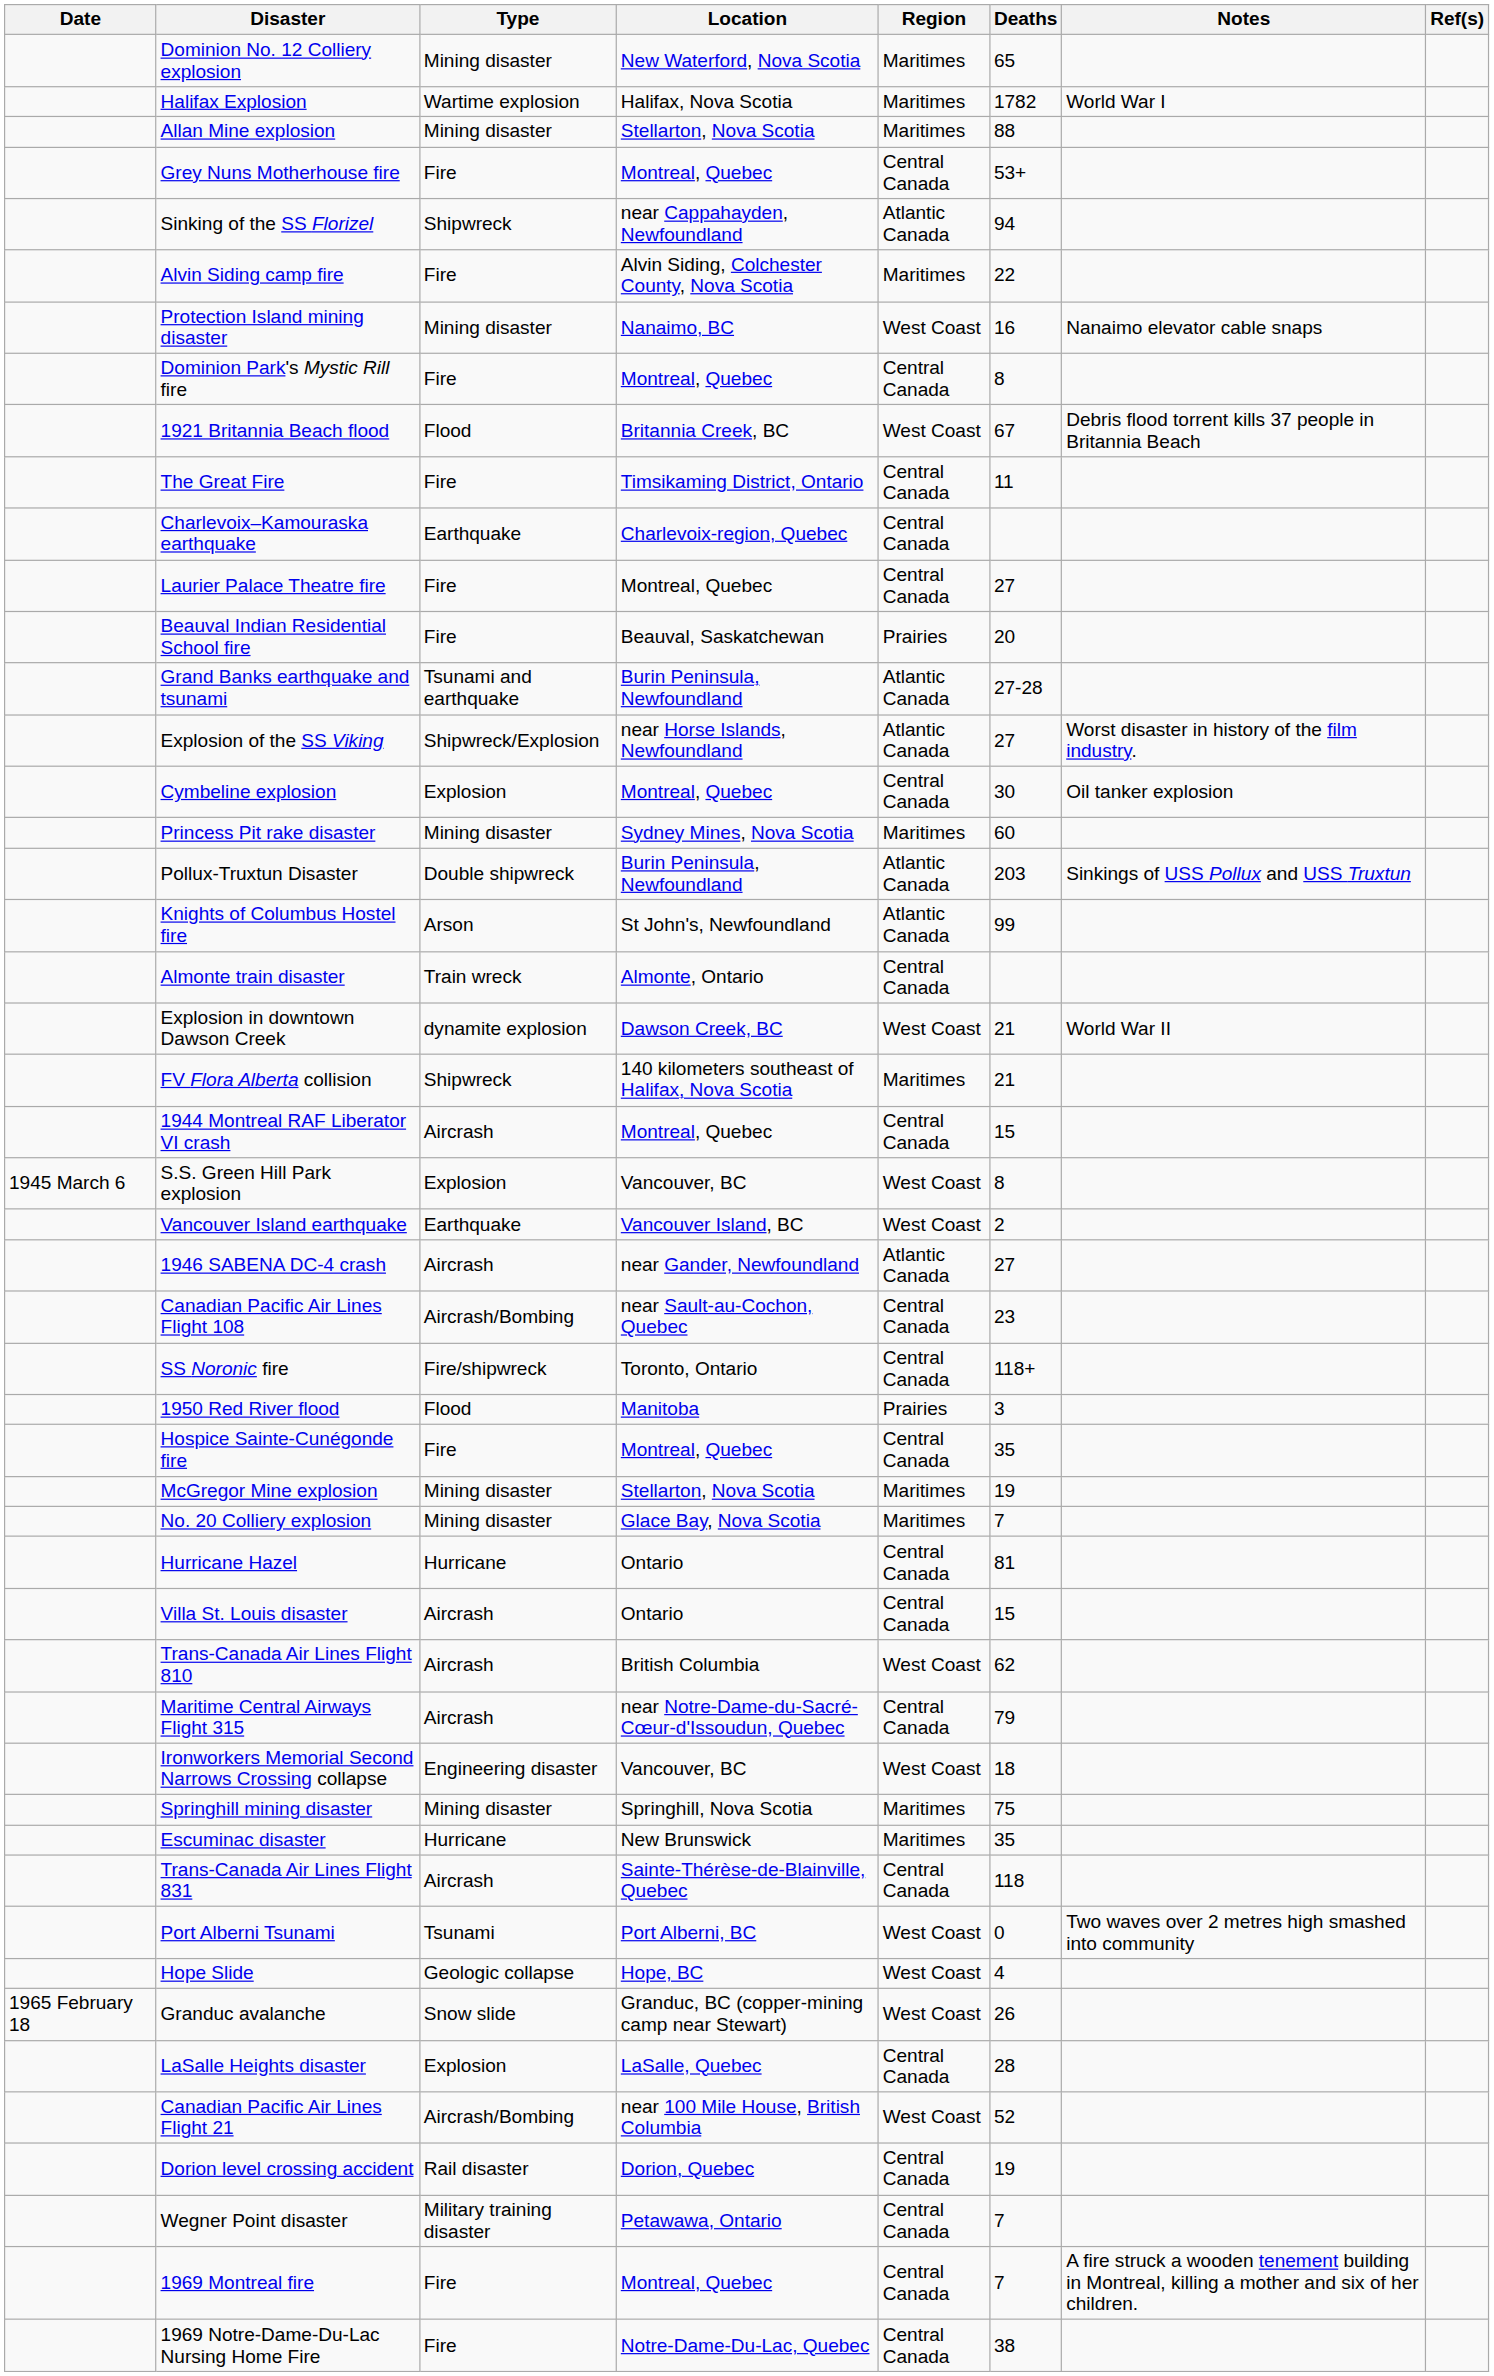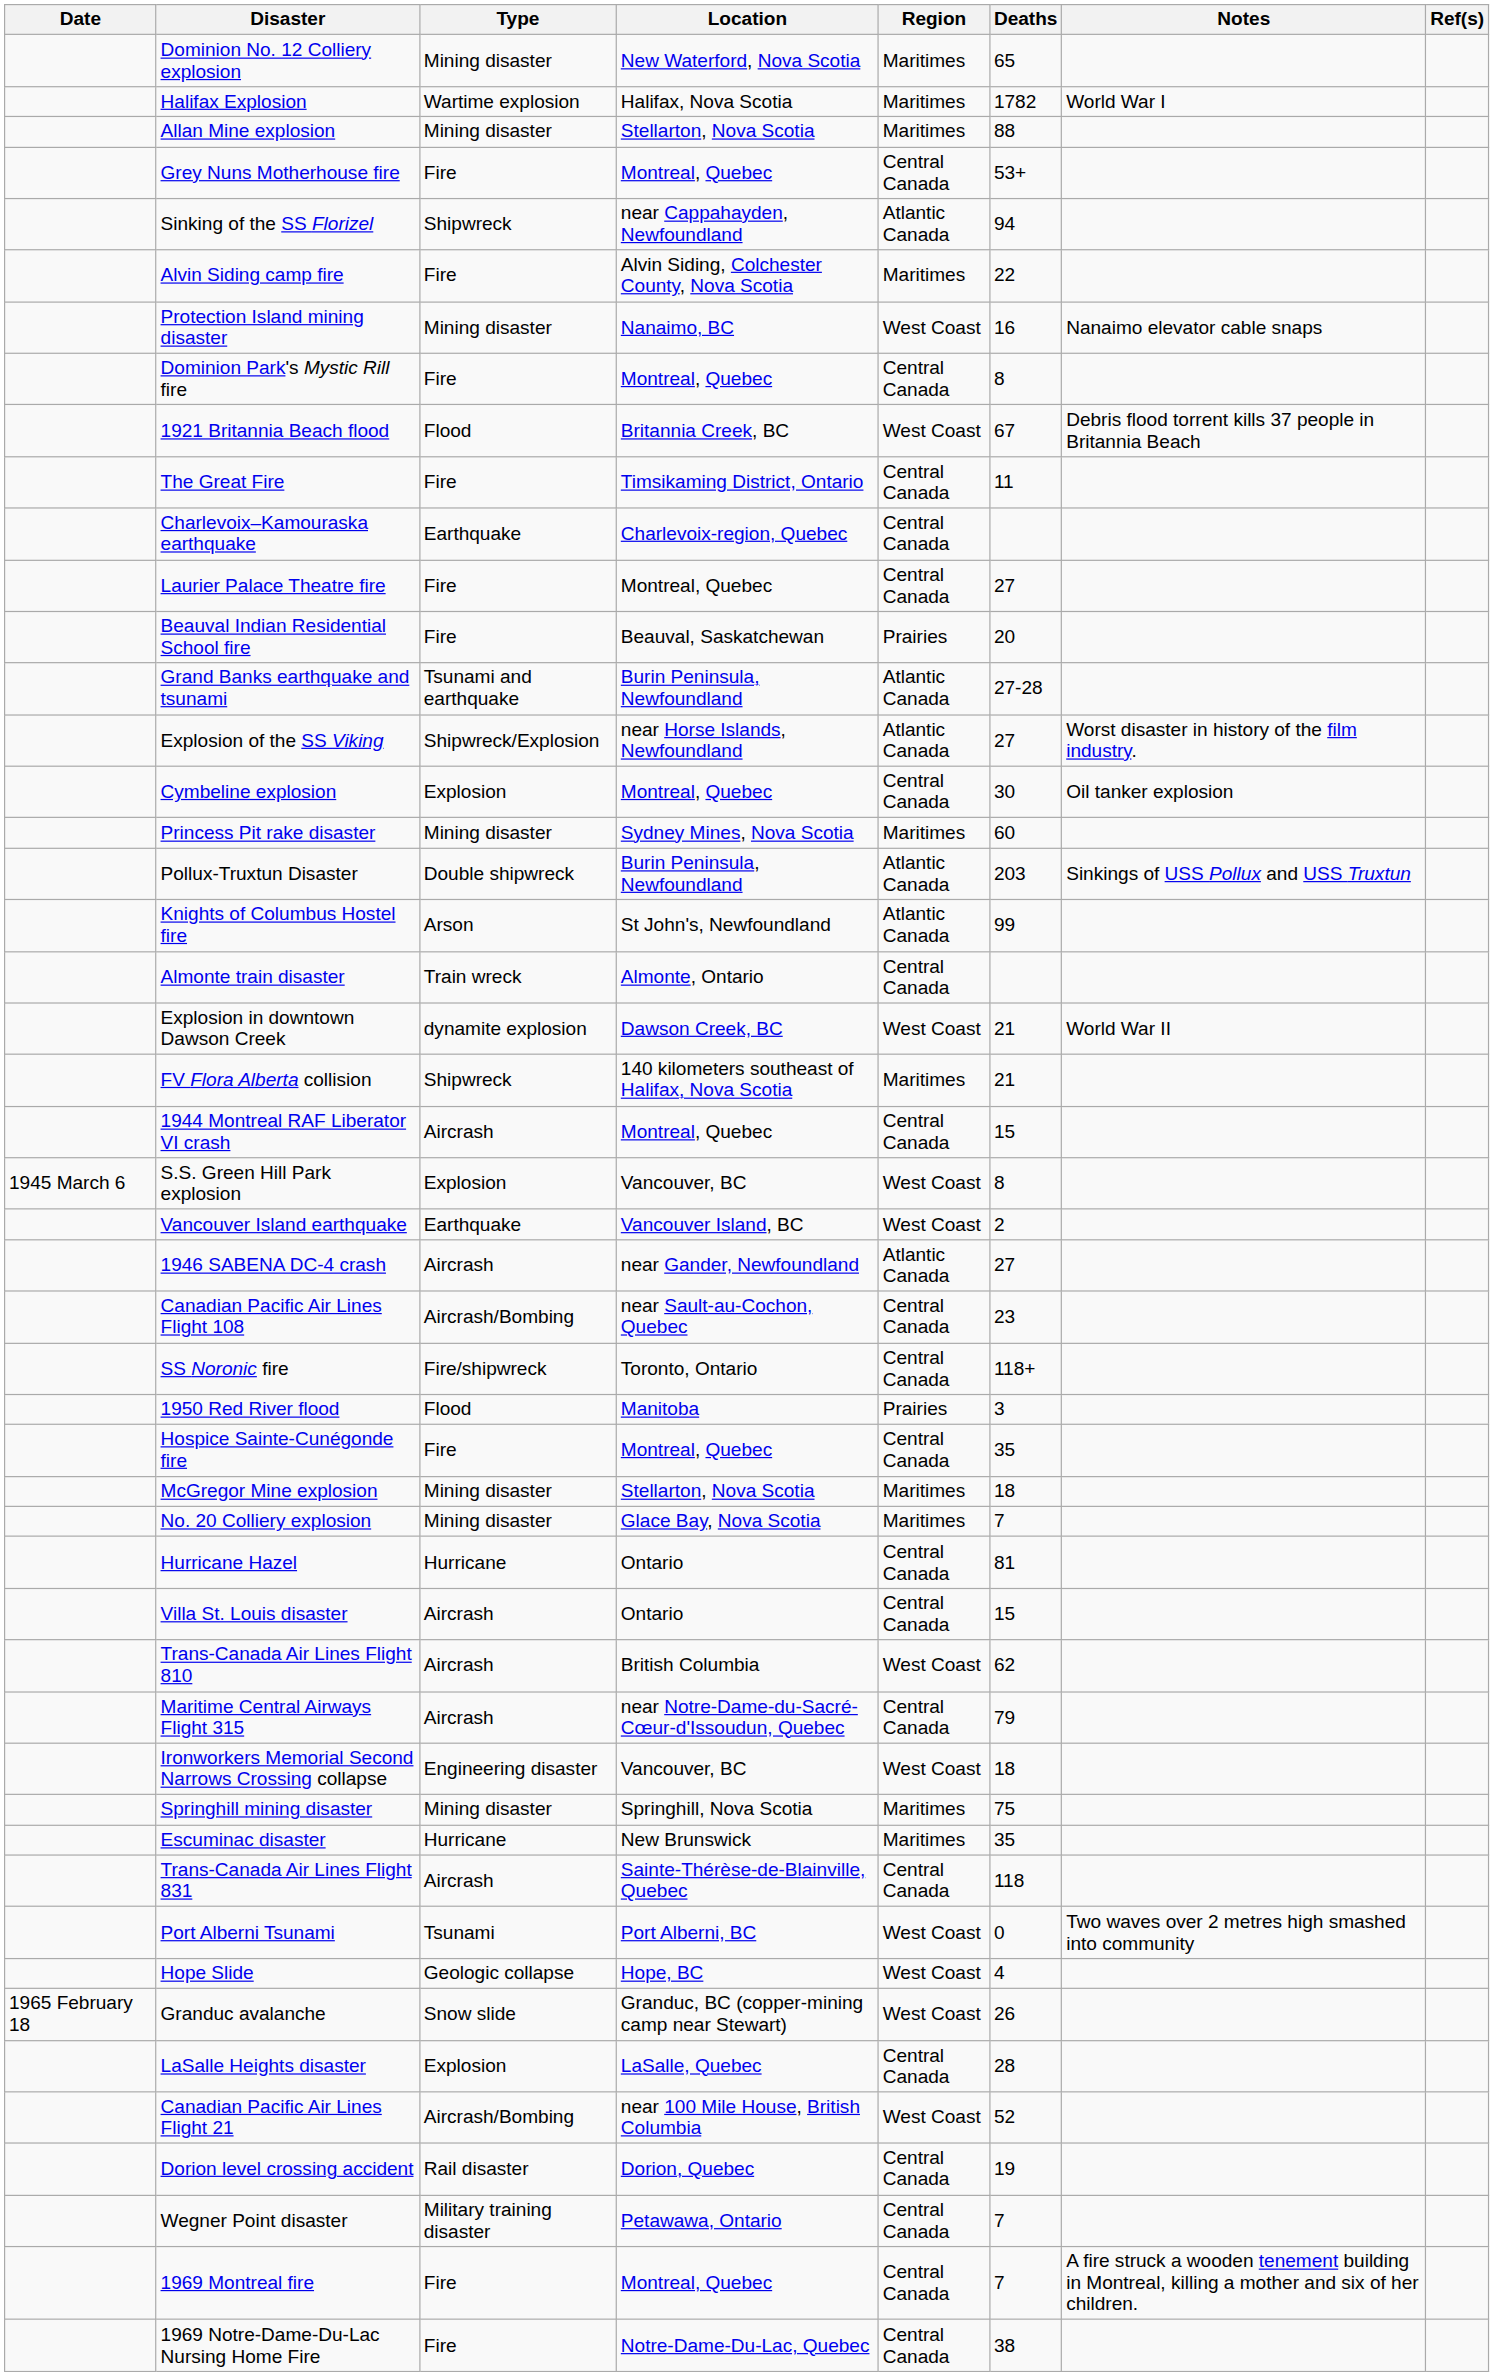(1005, 1491) 19 -> (1005, 1491) 18
